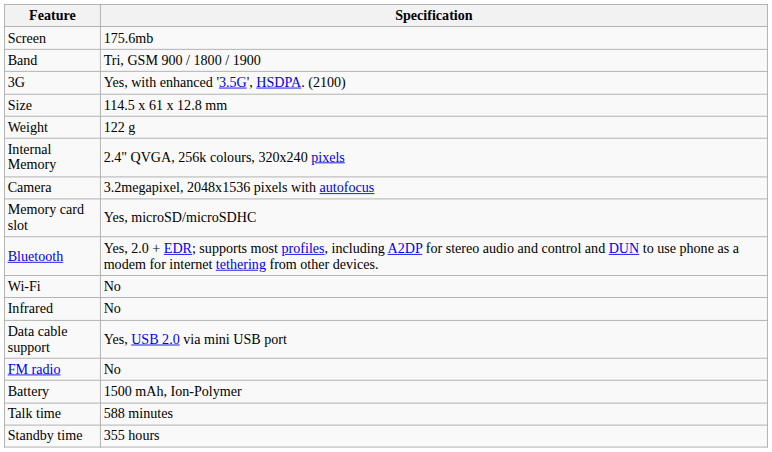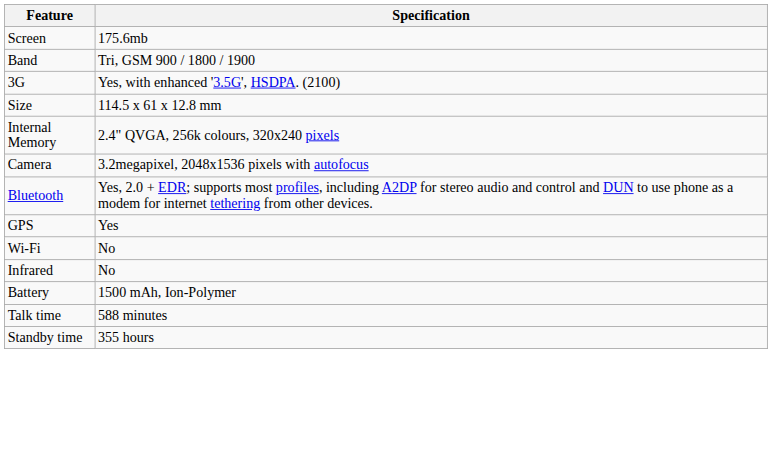- row: (28, 127)
- row: (46, 218)
+ row: (21, 225)
- row: (38, 339)
- row: (34, 369)
